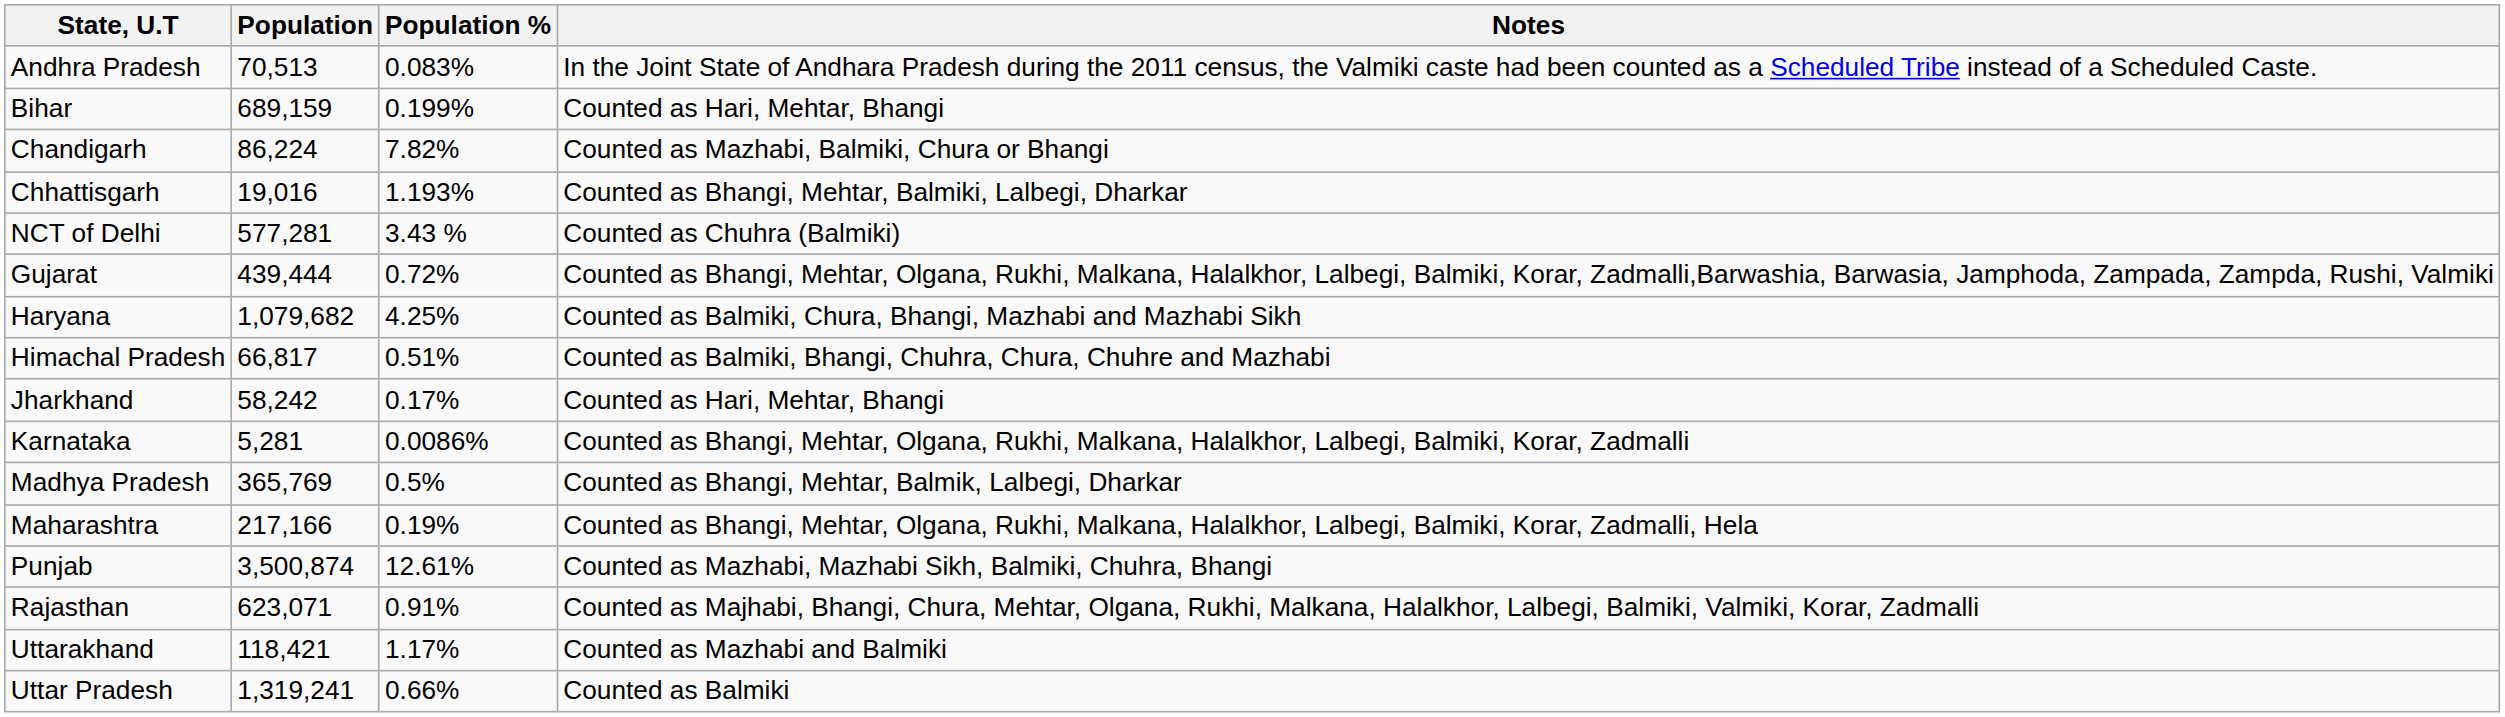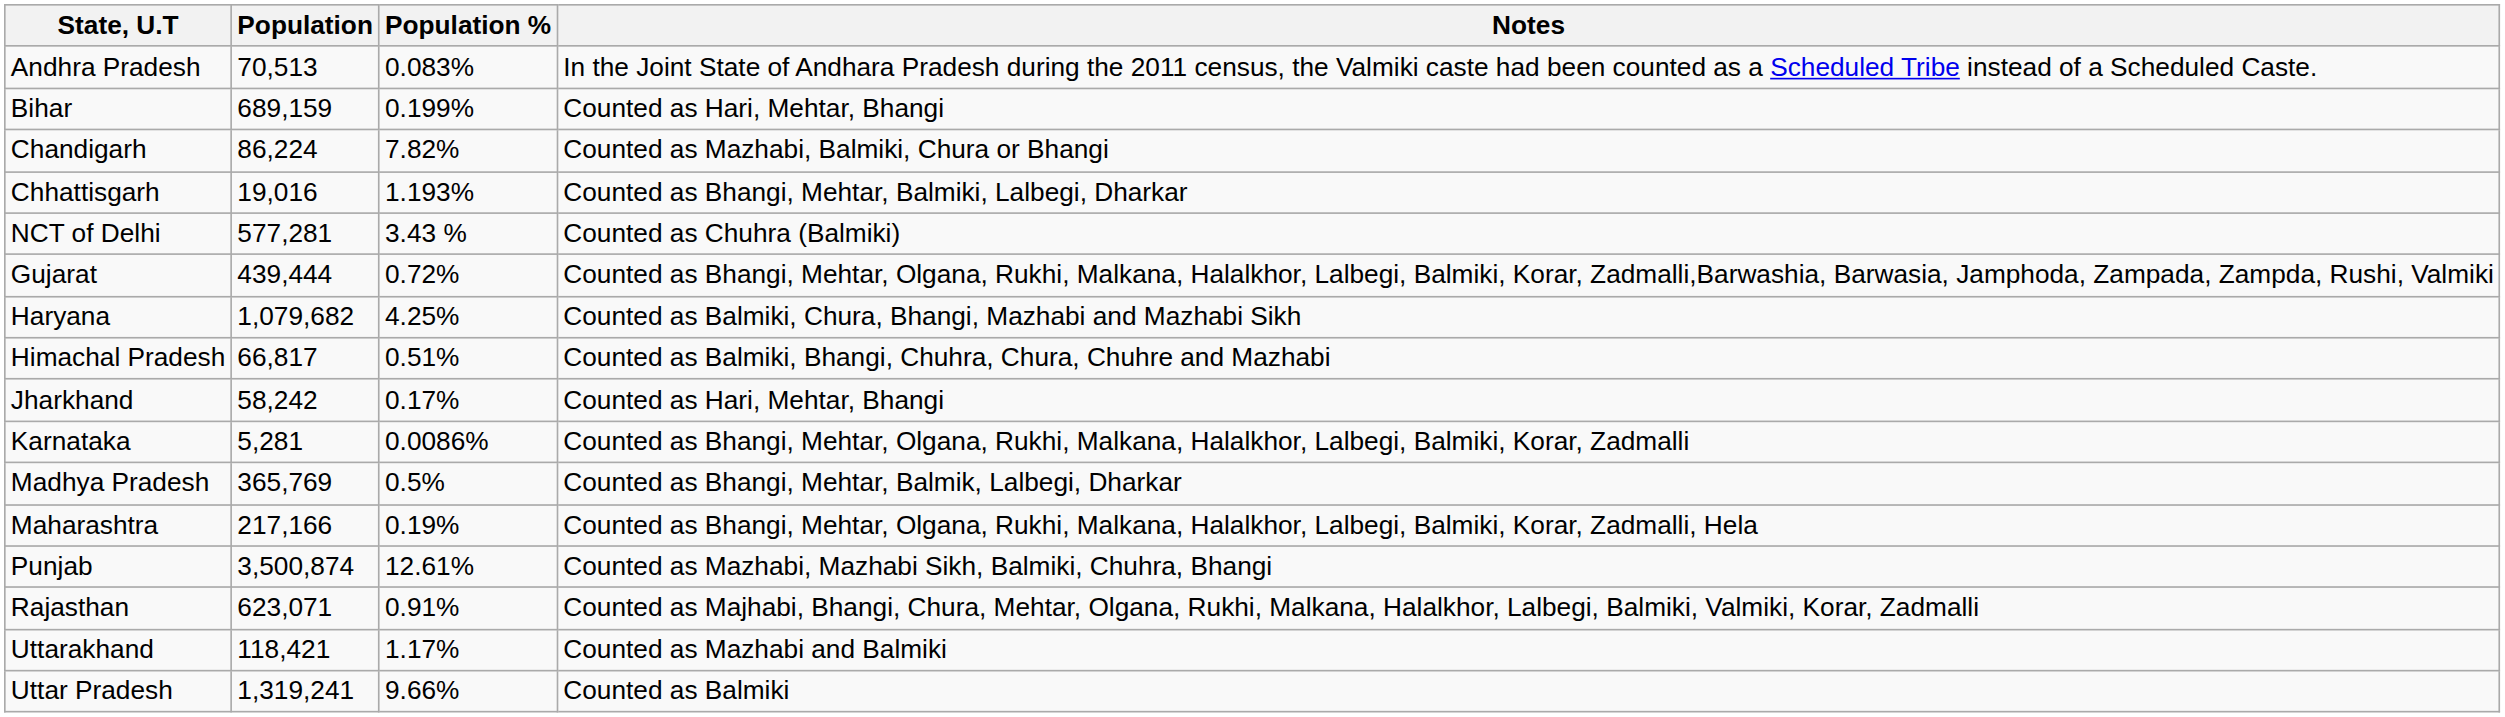(422, 691) 0.66% -> (422, 691) 9.66%
